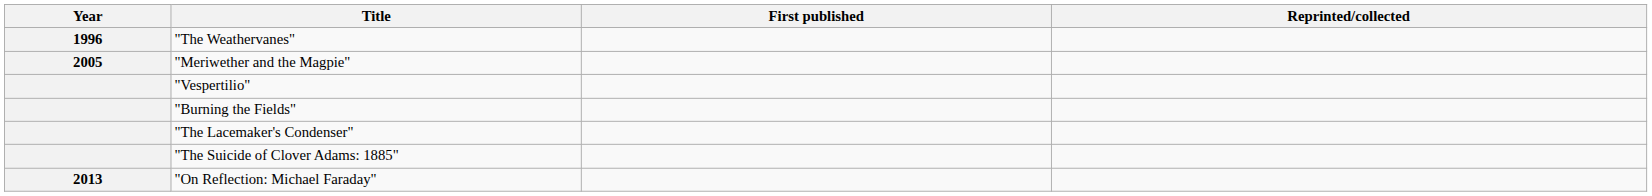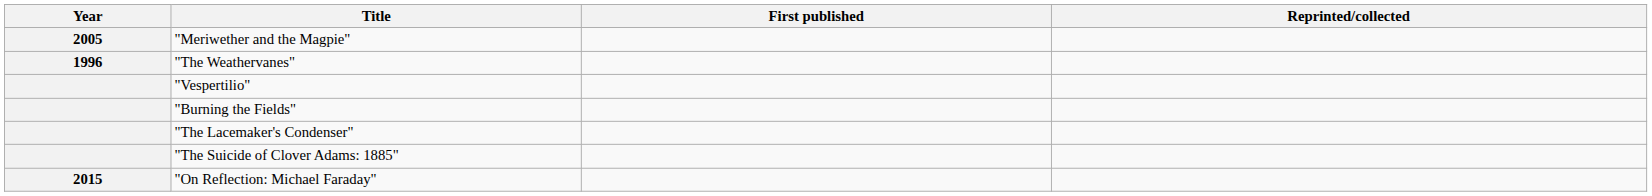rows swapped: (235, 39) <-> (262, 62)
(88, 179) 2013 -> (88, 179) 2015
